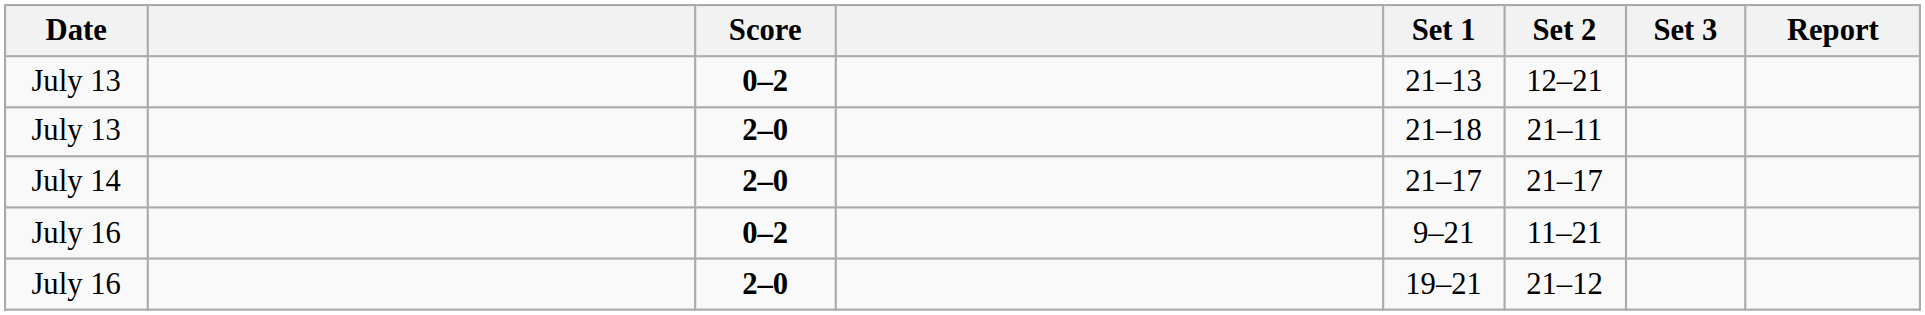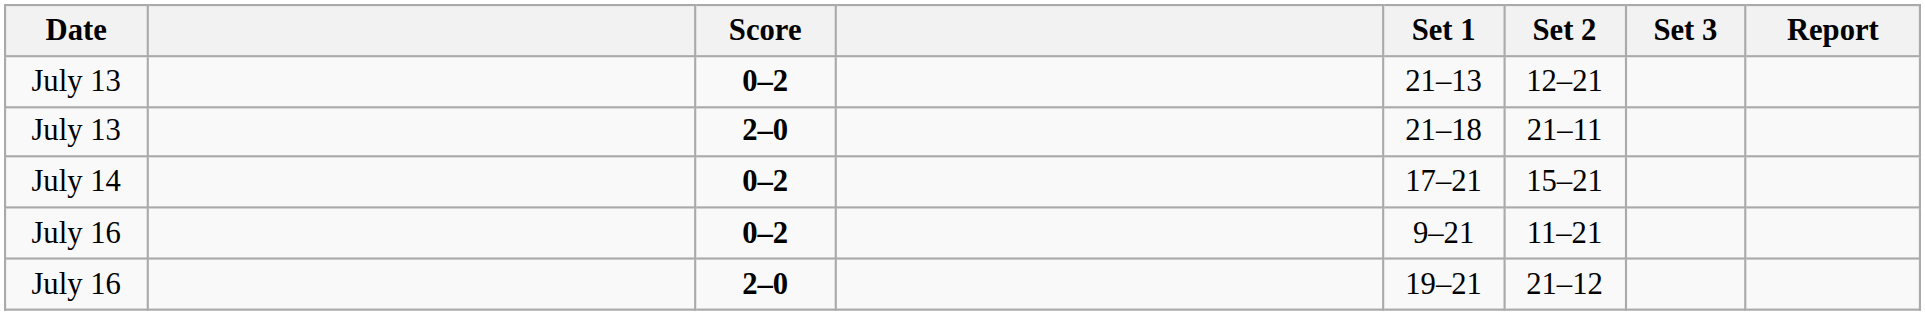+ row: (76, 181)
- row: (76, 181)
